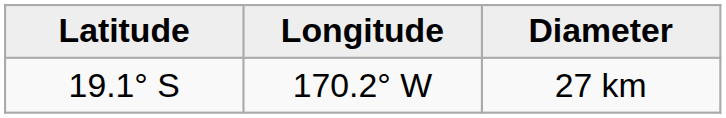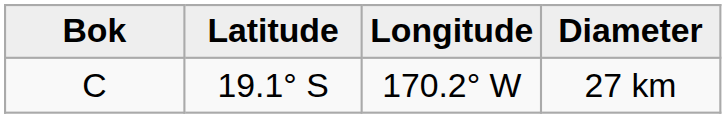+ column: (94, 31)
